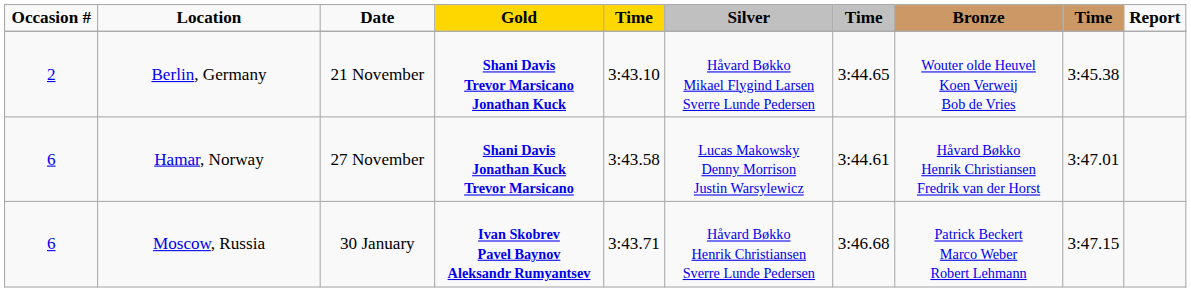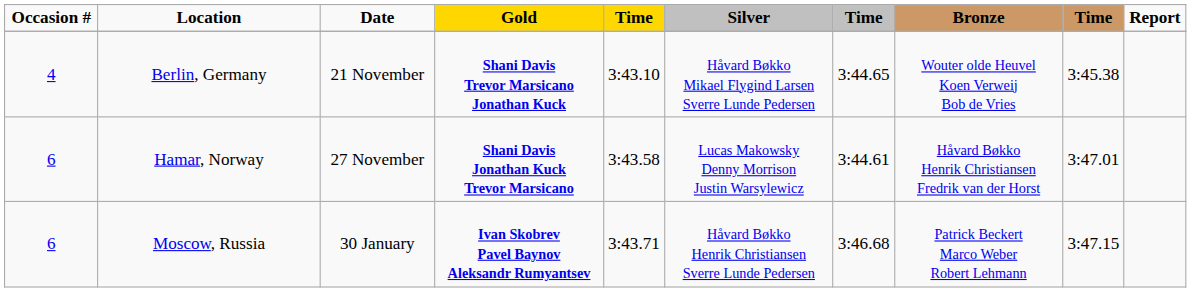(51, 74) 2 -> (51, 74) 4
